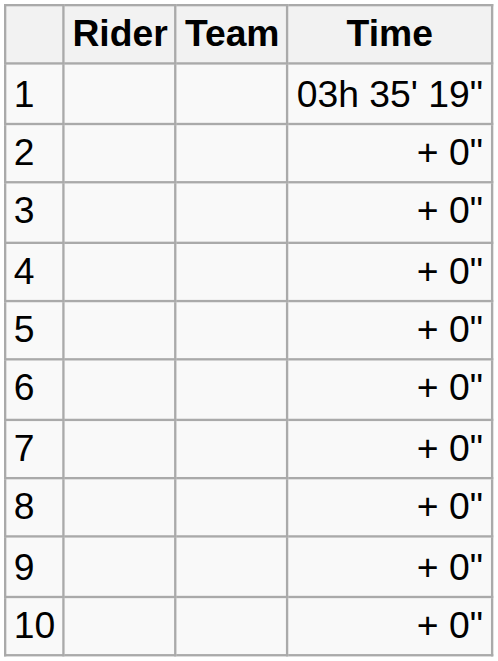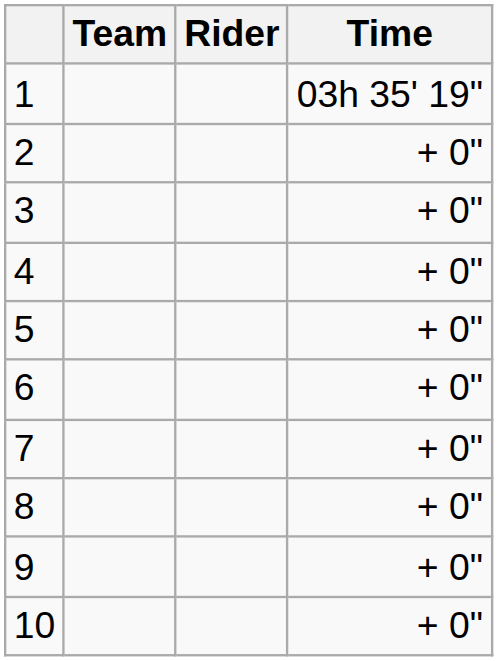columns swapped: (120, 34) <-> (232, 34)
